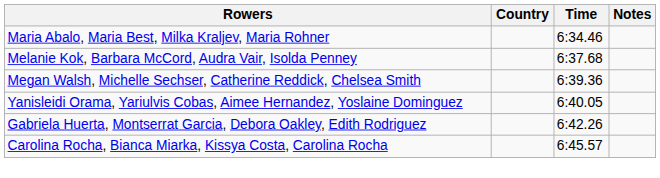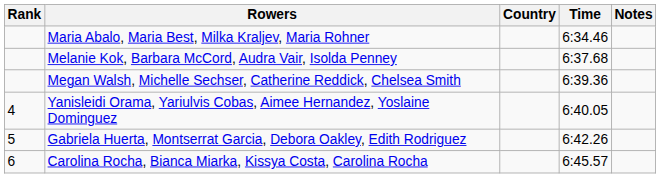+ column: (24, 15)
